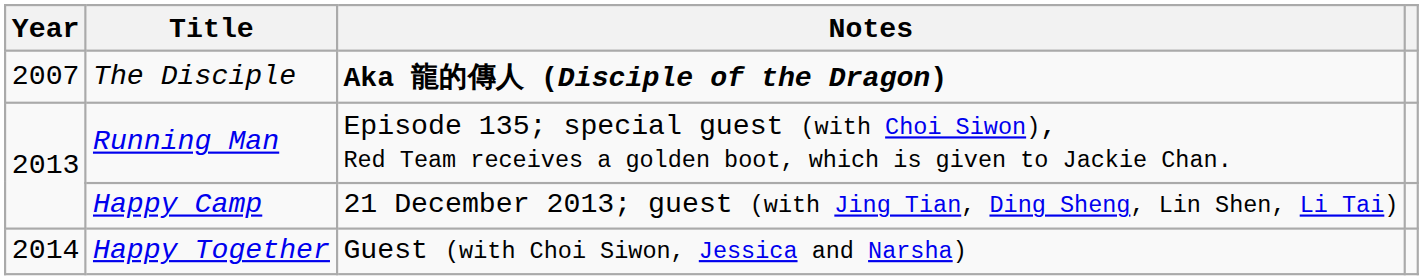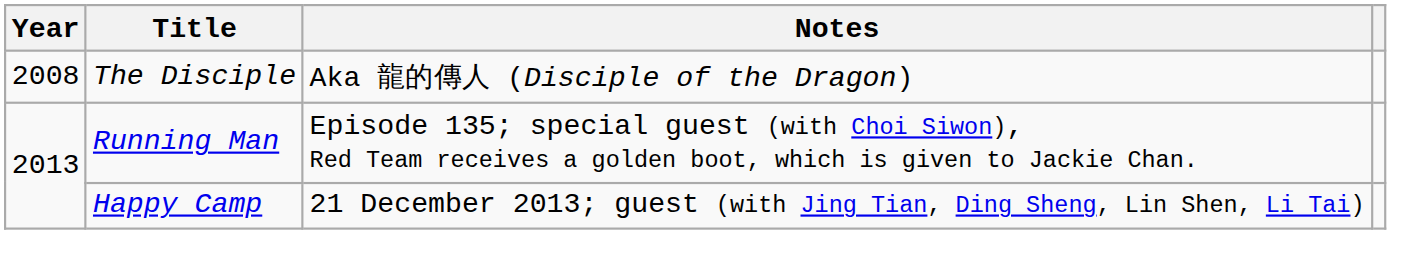(46, 77) 2007 -> (46, 77) 2008
(645, 78) bold -> (611, 78) normal
- row: (211, 251)
